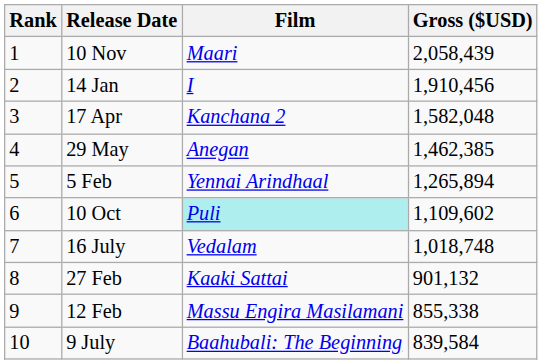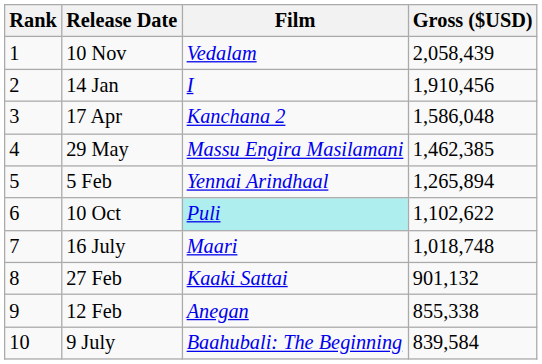(212, 52) Maari -> (222, 52) Vedalam
(453, 117) 1,582,048 -> (453, 117) 1,586,048
(218, 149) Anegan -> (295, 149) Massu Engira Masilamani
(453, 213) 1,109,602 -> (453, 213) 1,102,622
(222, 246) Vedalam -> (212, 246) Maari
(295, 310) Massu Engira Masilamani -> (218, 310) Anegan
